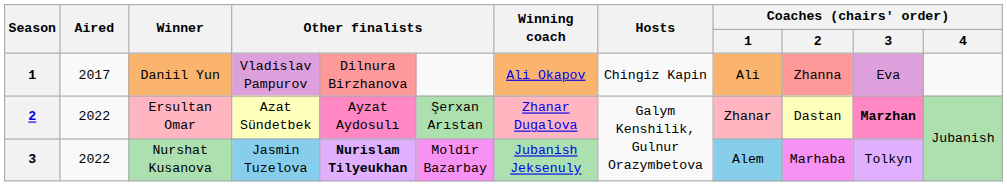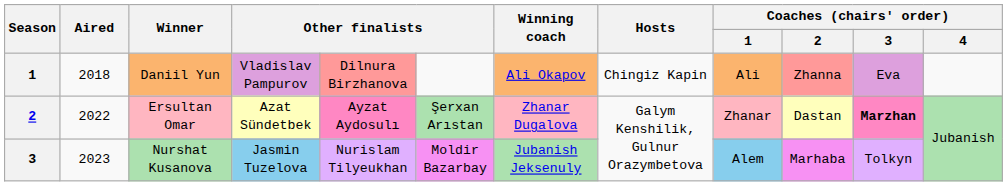(94, 74) 2017 -> (94, 74) 2018
(94, 160) 2022 -> (94, 160) 2023
(368, 160) bold -> (368, 160) normal
